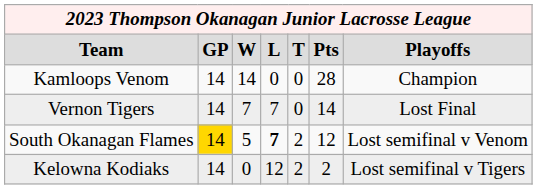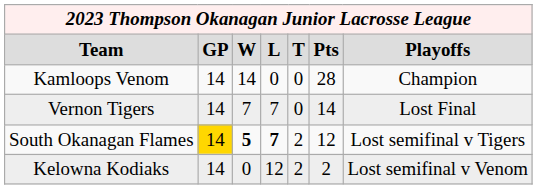(247, 139) normal -> (247, 139) bold
(438, 139) Lost semifinal v Venom -> (438, 139) Lost semifinal v Tigers
(438, 169) Lost semifinal v Tigers -> (438, 169) Lost semifinal v Venom
